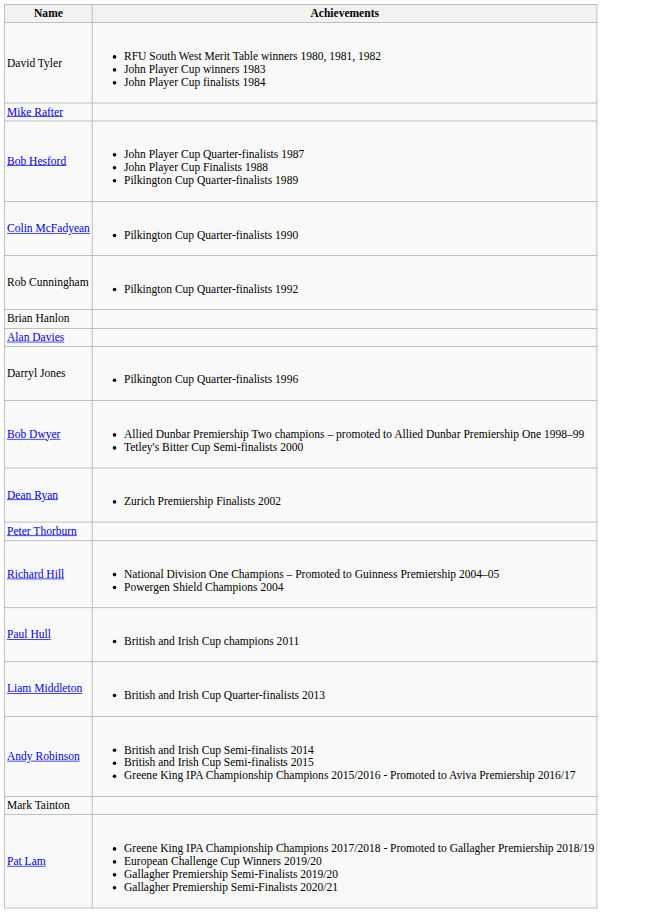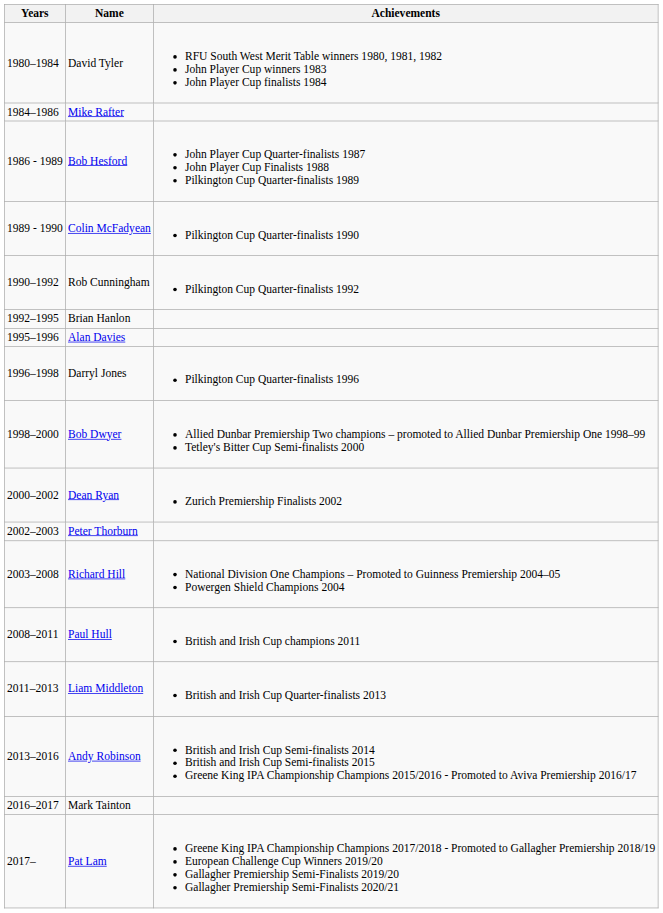+ column: (35, 13)
